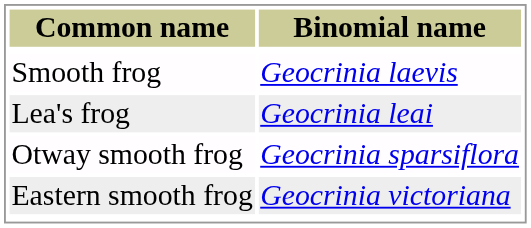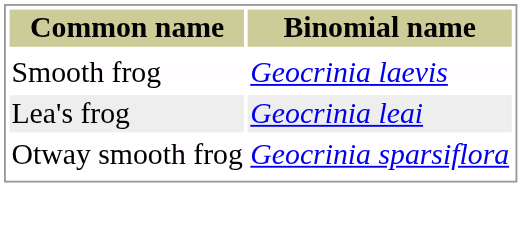- row: (132, 195)
